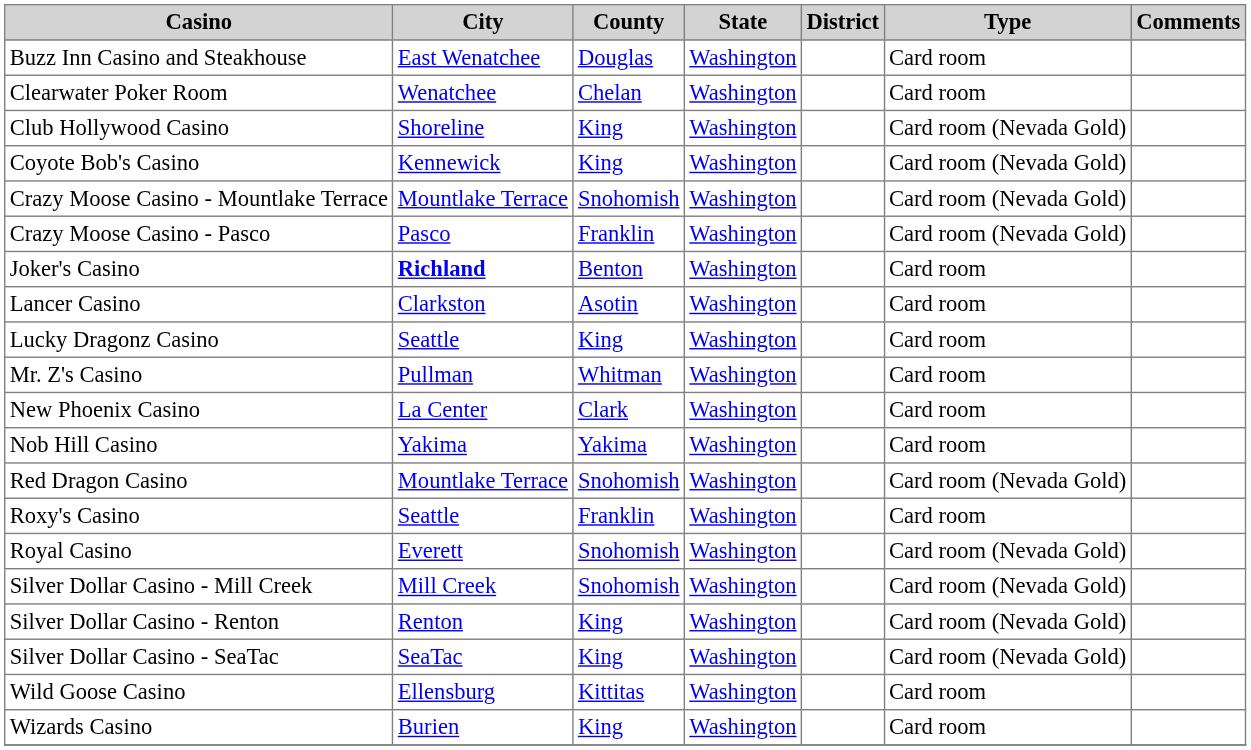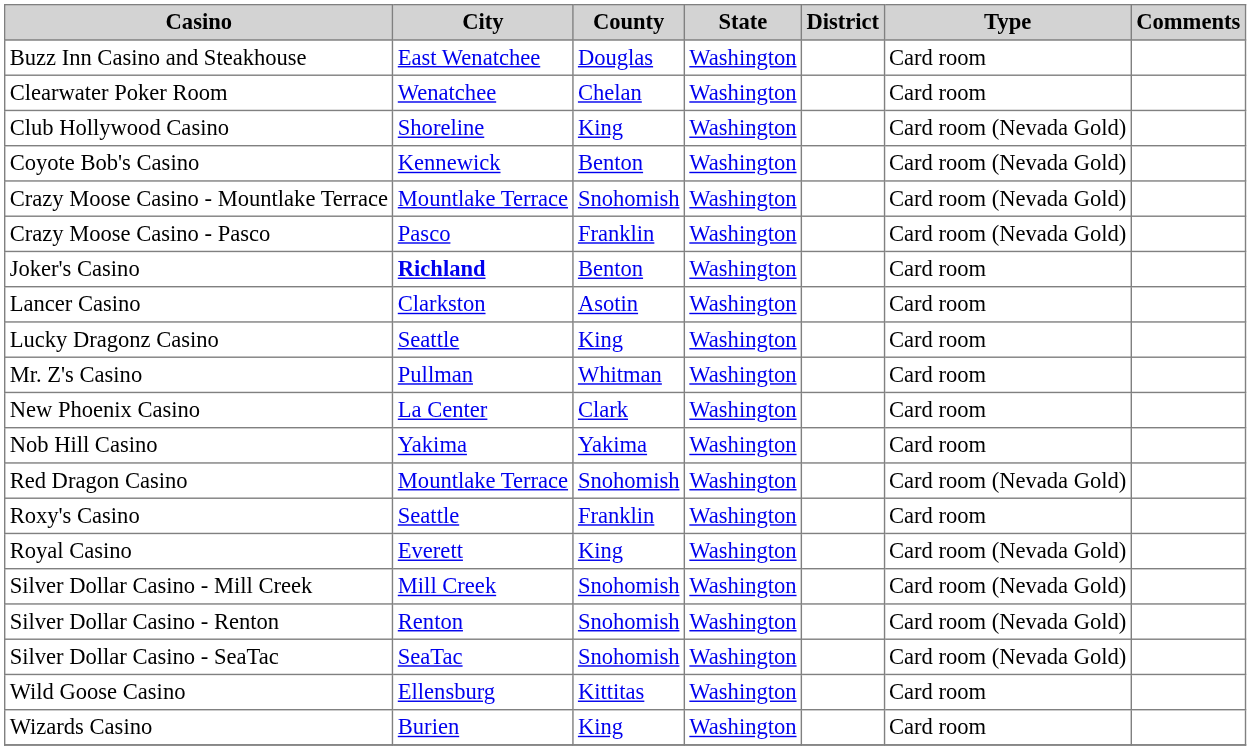(600, 163) King -> (610, 163) Benton
(629, 550) Snohomish -> (600, 550) King
(600, 621) King -> (629, 621) Snohomish
(600, 656) King -> (629, 656) Snohomish
